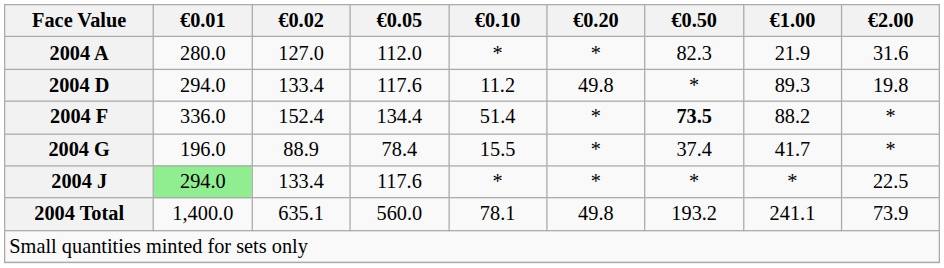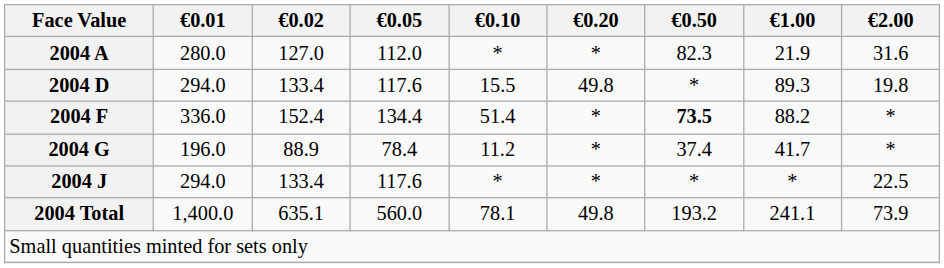(498, 85) 11.2 -> (498, 85) 15.5
(498, 149) 15.5 -> (498, 149) 11.2
(203, 181) lightgreen background -> (203, 181) no background
